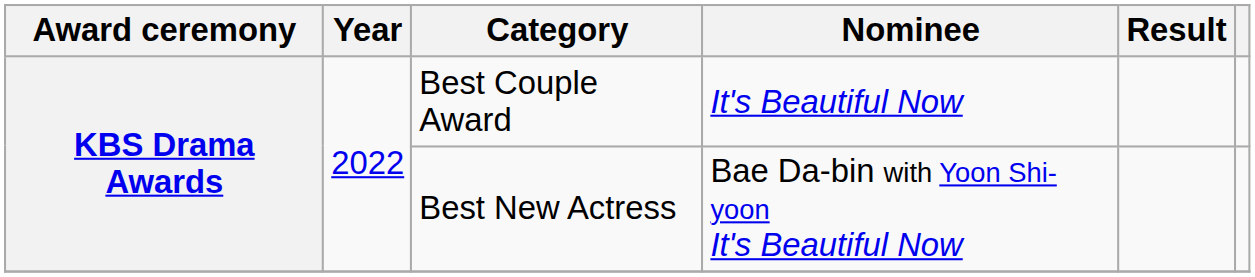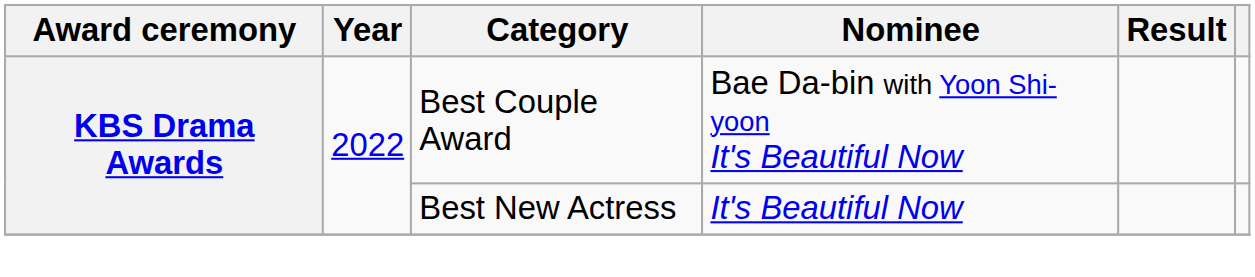(837, 100) It's Beautiful Now -> (884, 119) Bae Da-bin with Yoon Shi-yoon It's Beautiful Now
(884, 208) Bae Da-bin with Yoon Shi-yoon It's Beautiful Now -> (837, 208) It's Beautiful Now
